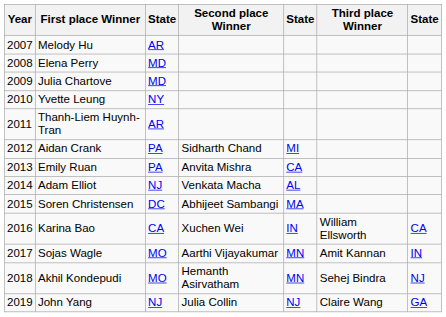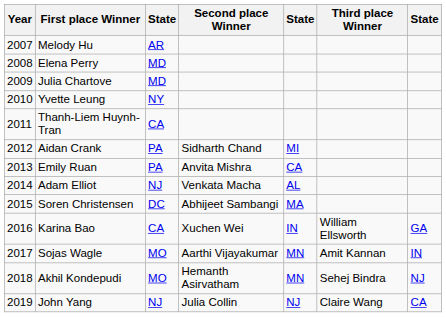(156, 124) AR -> (156, 124) CA
(419, 228) CA -> (419, 228) GA
(419, 302) GA -> (419, 302) CA
